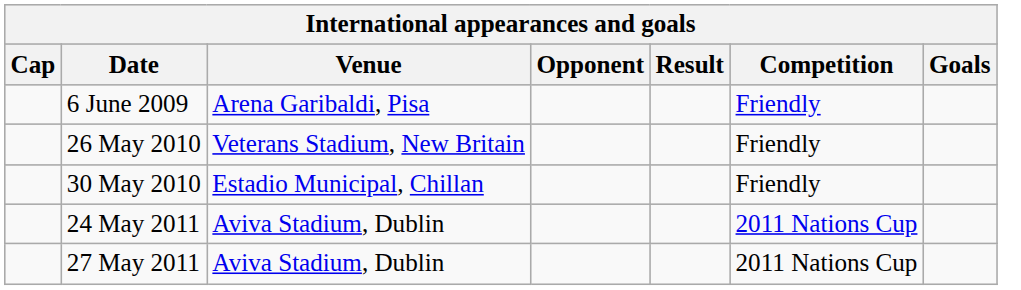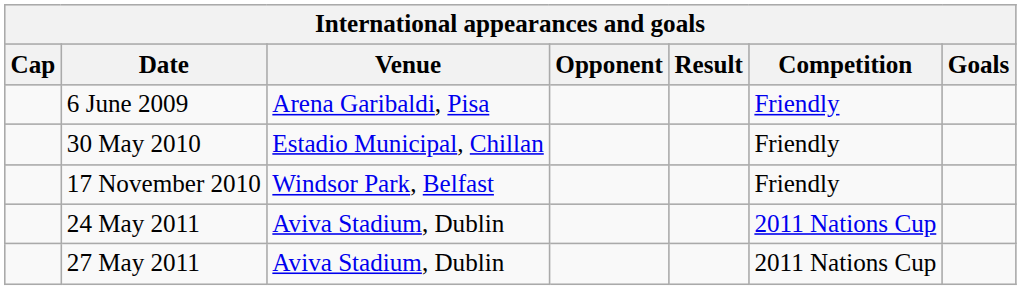- row: (134, 143)
+ row: (164, 183)
